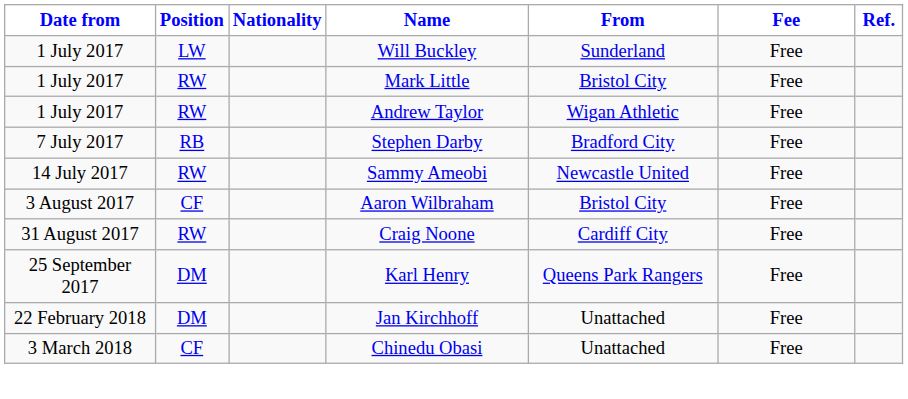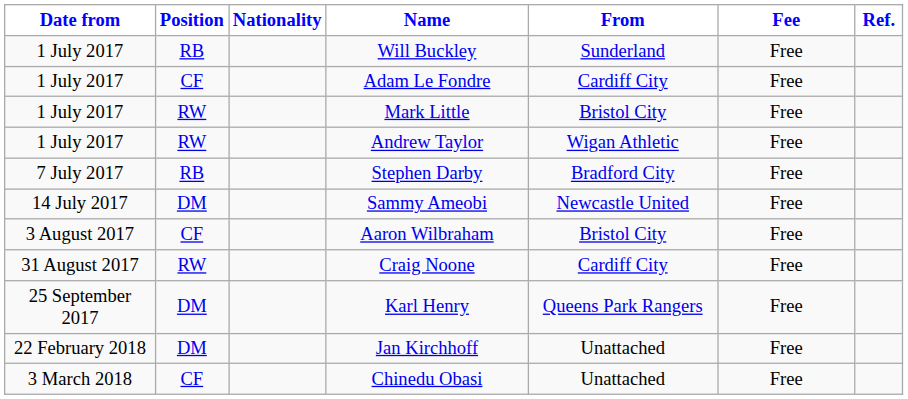(192, 50) LW -> (192, 50) RB
+ row: (427, 81)
(192, 173) RW -> (192, 204) DM
